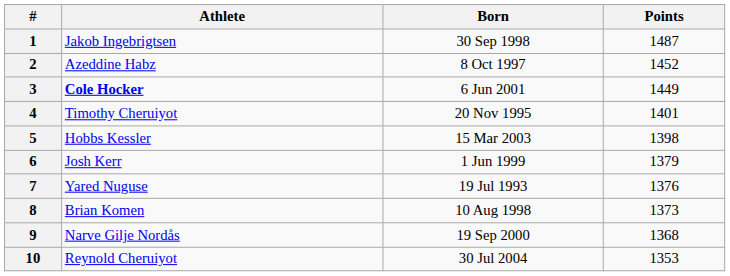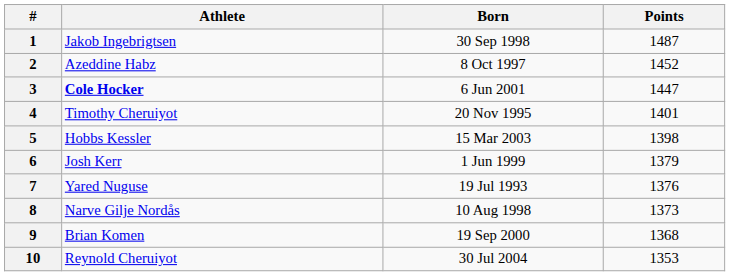(664, 89) 1449 -> (664, 89) 1447
(105, 210) Brian Komen -> (122, 210) Narve Gilje Nordås
(122, 235) Narve Gilje Nordås -> (105, 235) Brian Komen
